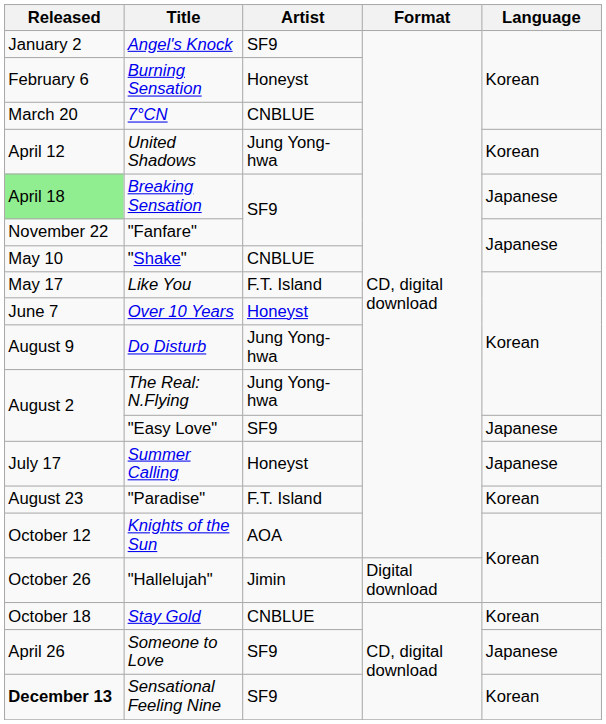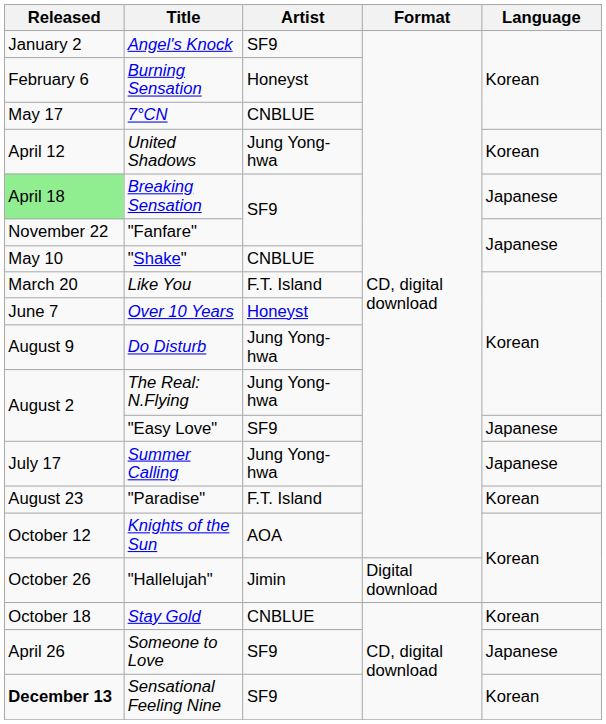(43, 115) March 20 -> (36, 115) May 17
(36, 284) May 17 -> (43, 284) March 20
(277, 463) Honeyst -> (289, 463) Jung Yong-hwa
